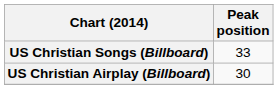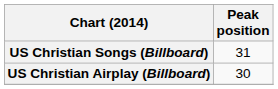(243, 52) 33 -> (243, 52) 31
